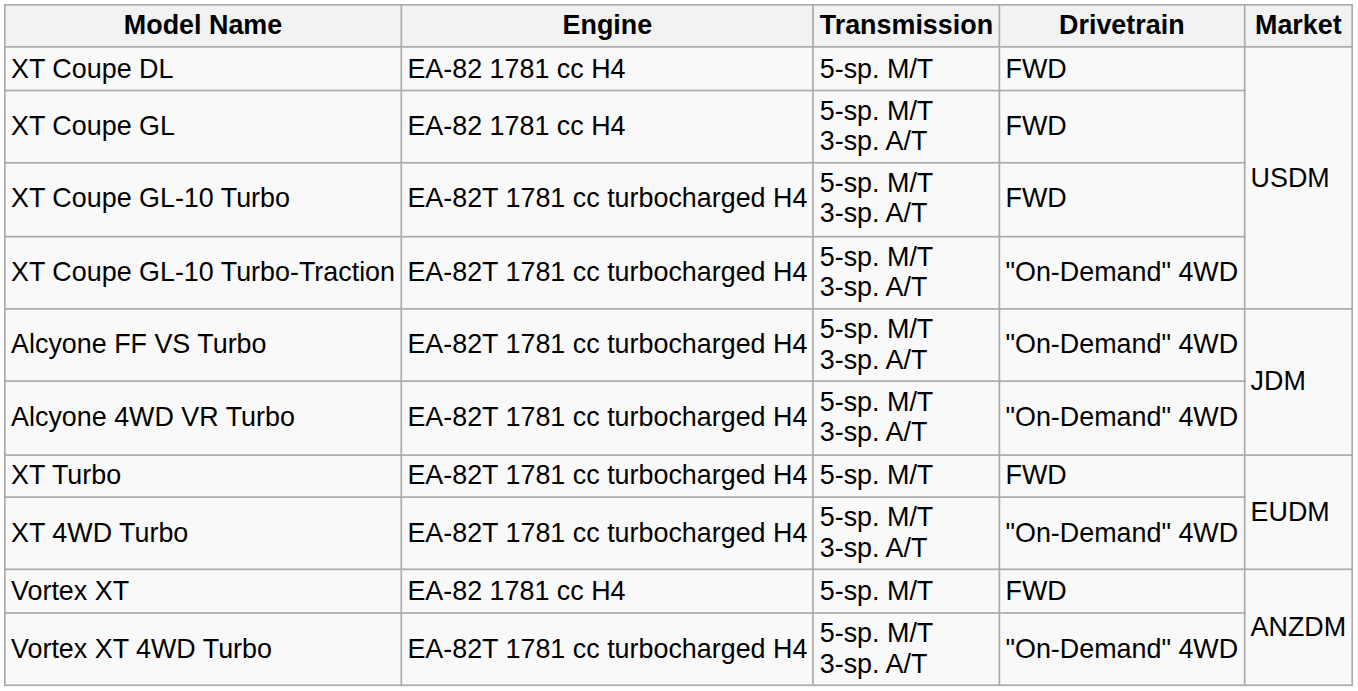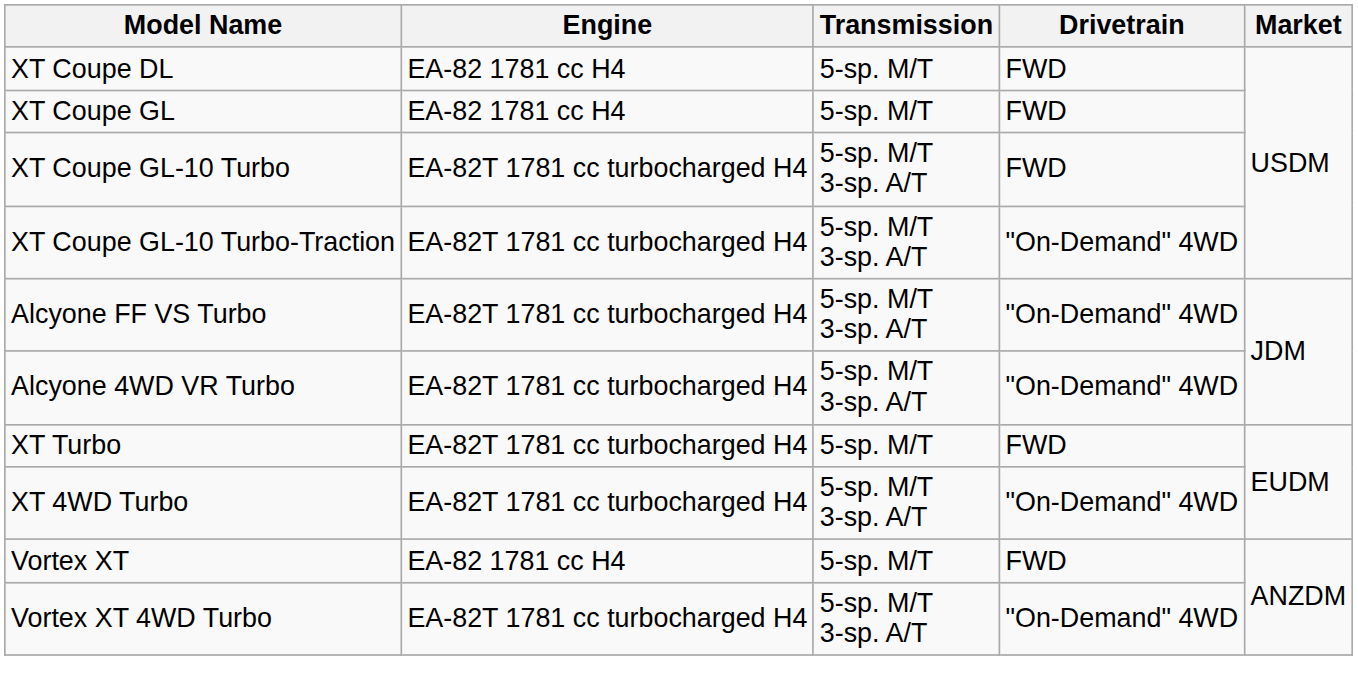(877, 126) 5-sp. M/T 3-sp. A/T -> (877, 111) 5-sp. M/T
